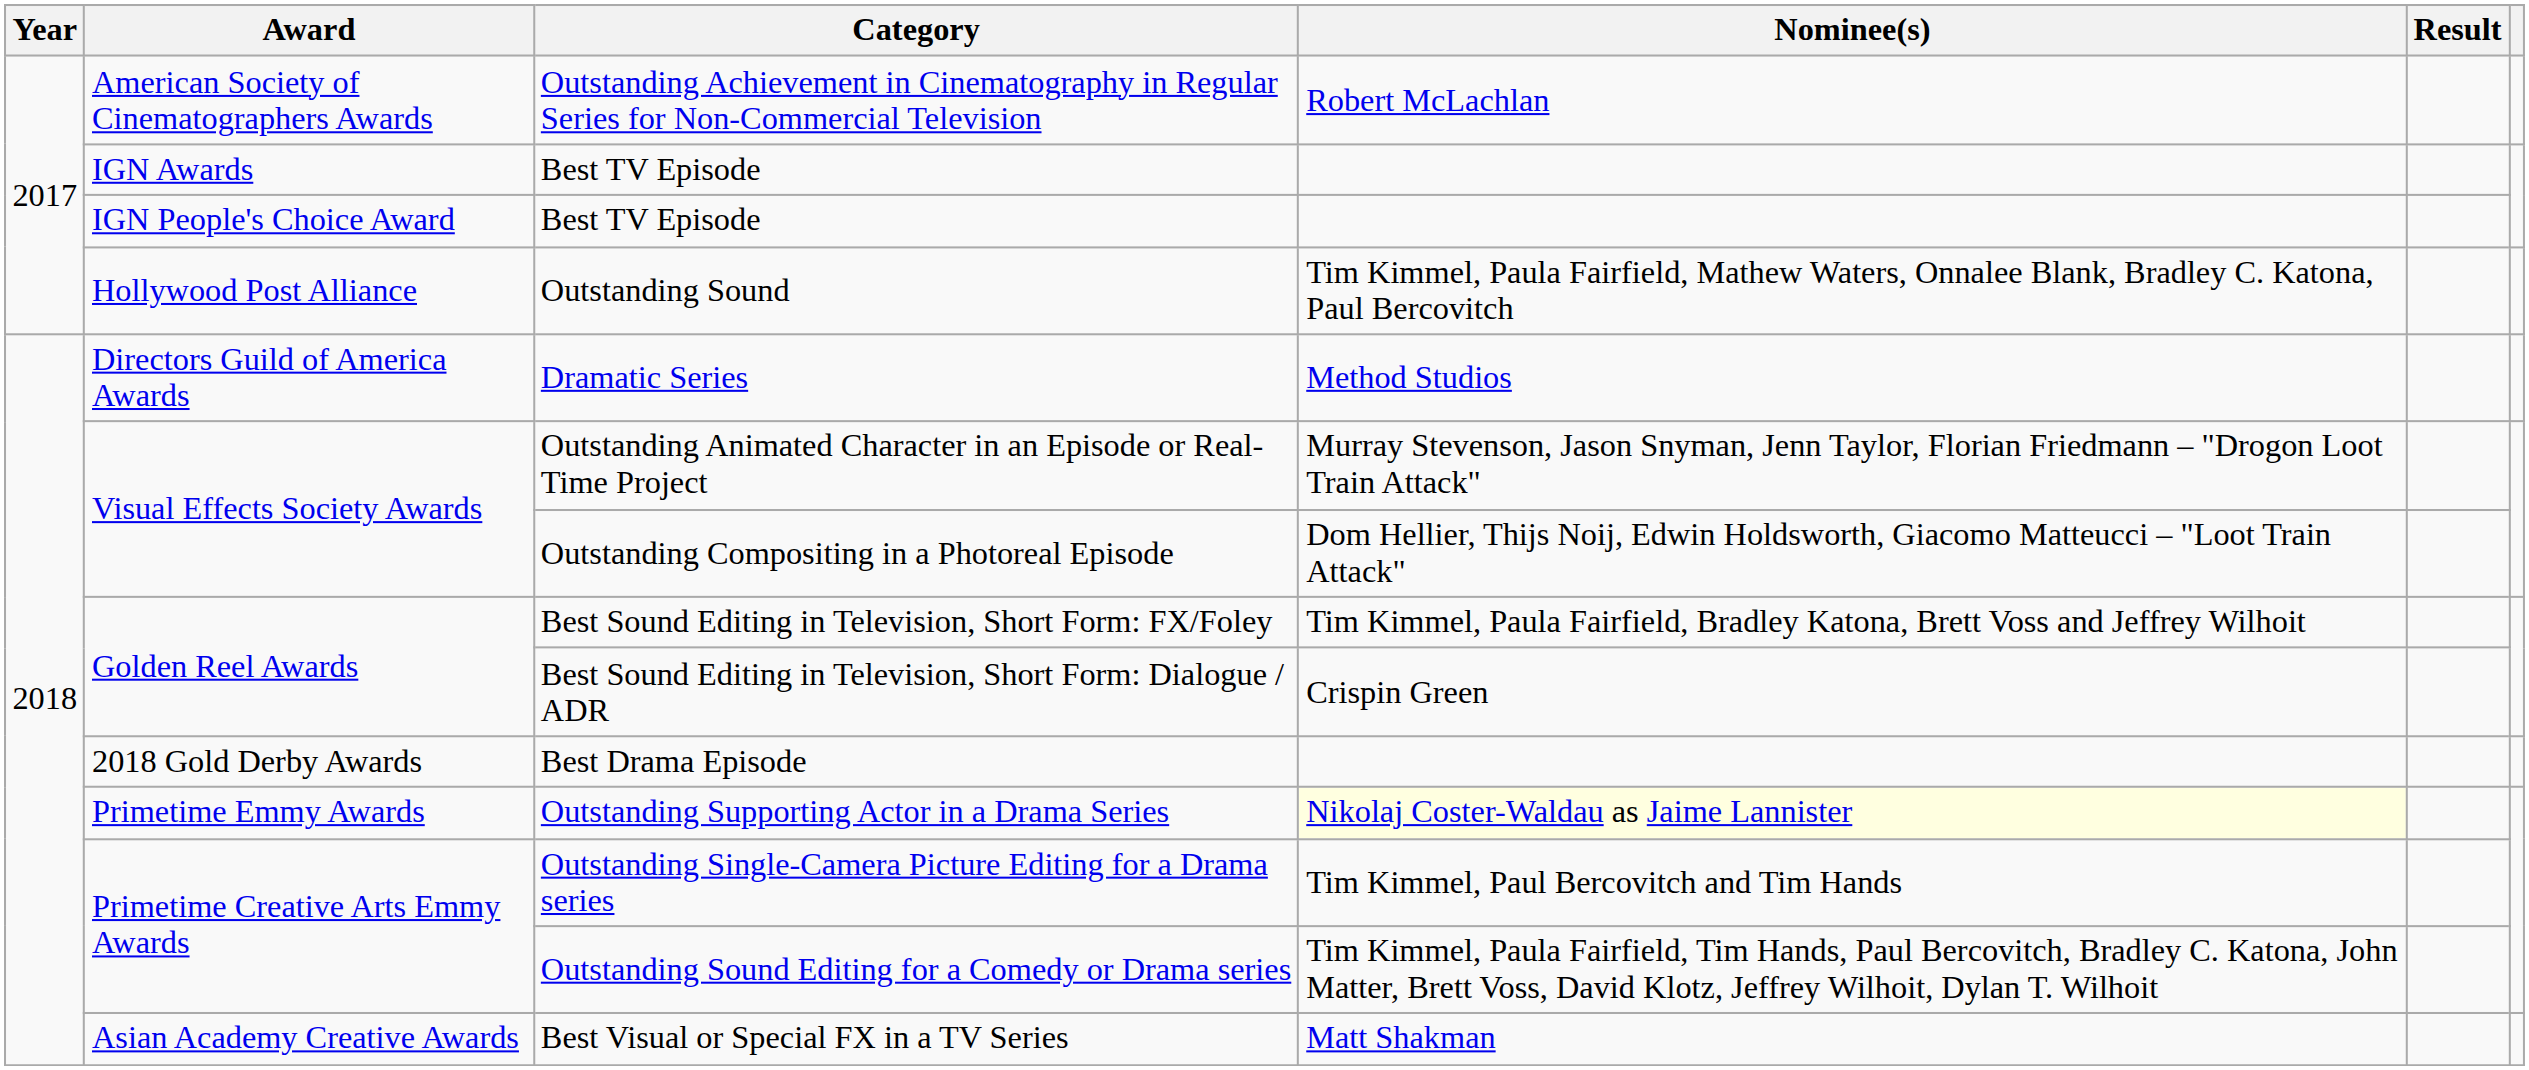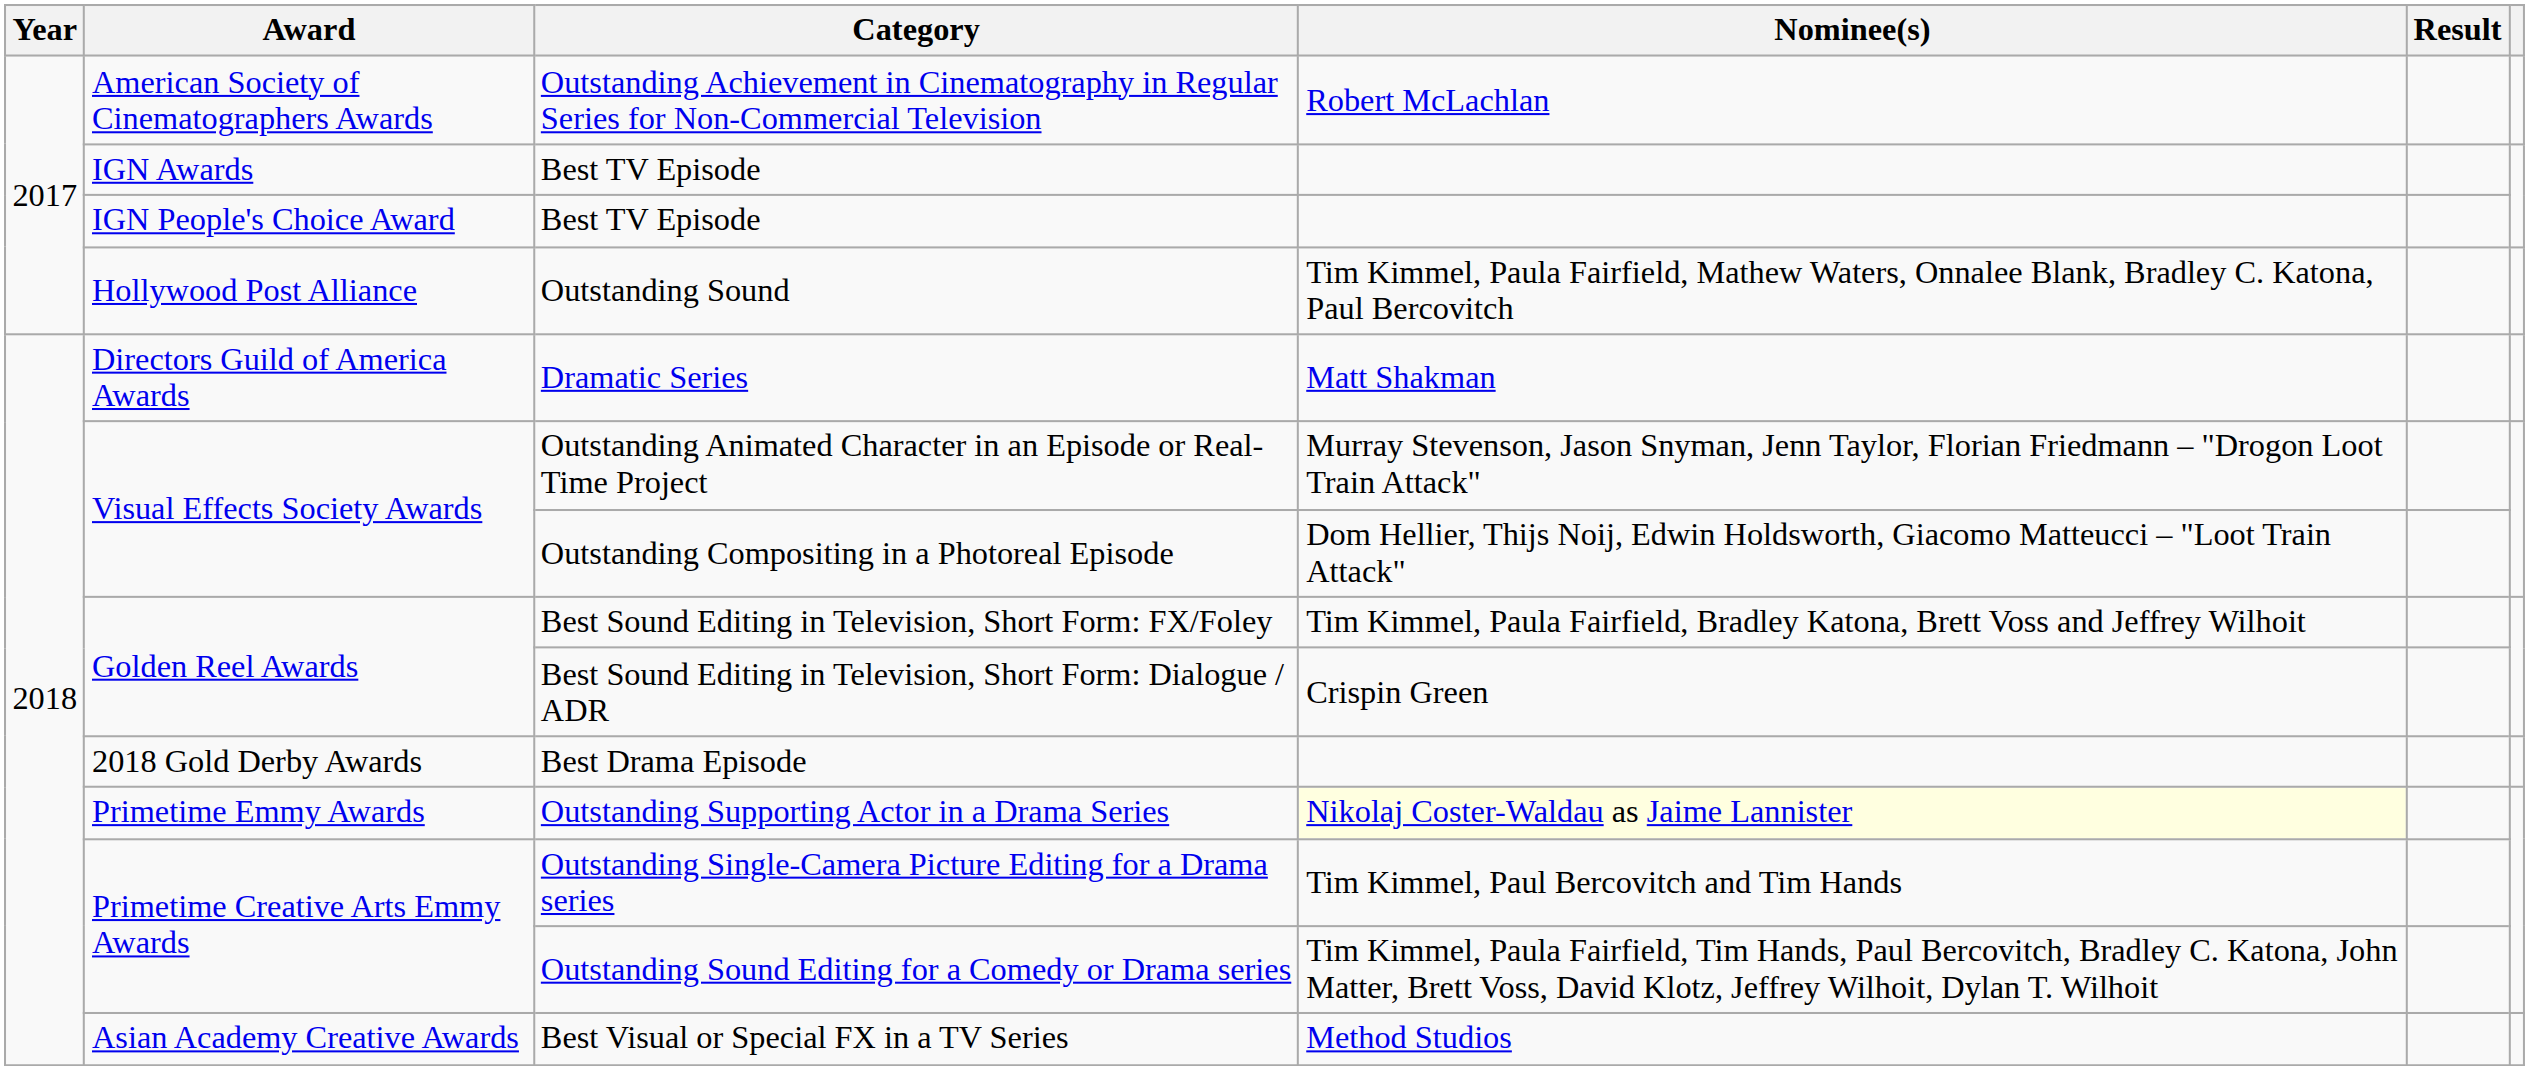(1409, 377) Method Studios -> (1401, 377) Matt Shakman
(1401, 1038) Matt Shakman -> (1409, 1038) Method Studios
